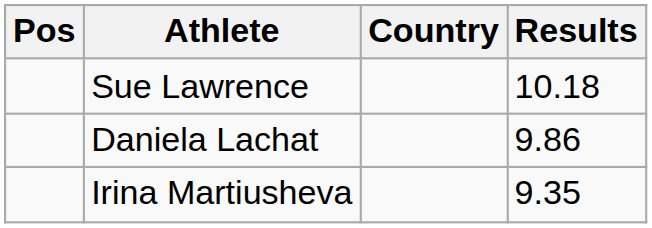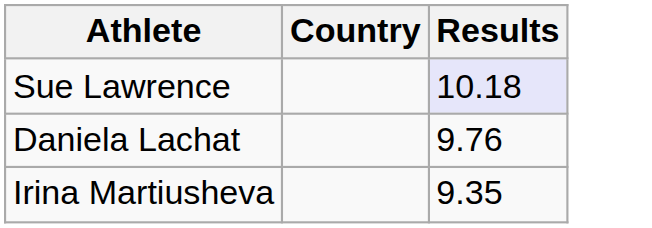- column: (44, 31)
(557, 85) no background -> (479, 85) lavender background
(548, 139) 9.86 -> (470, 139) 9.76
